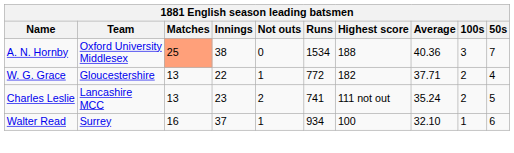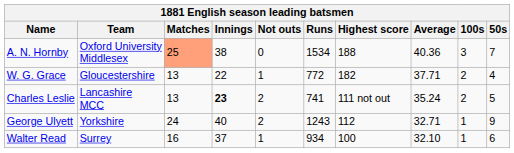(221, 99) normal -> (221, 99) bold
+ row: (40, 122)
